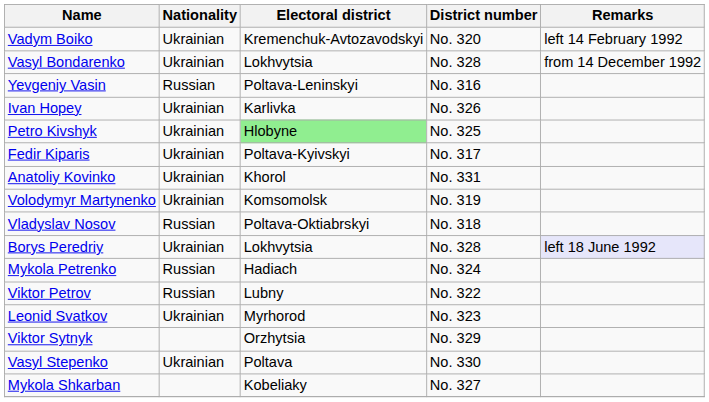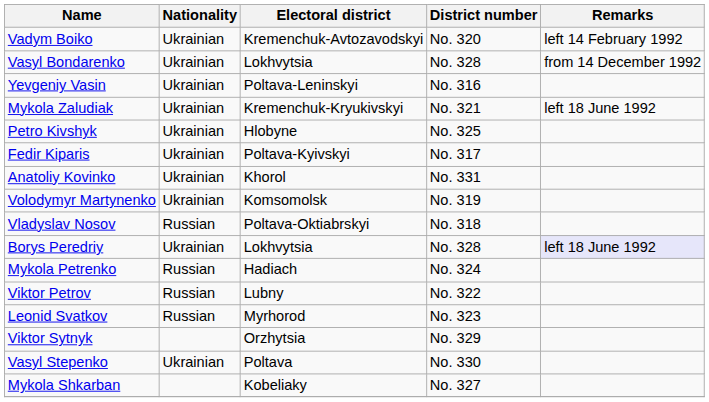(189, 85) Russian -> (193, 85) Ukrainian
- row: (45, 108)
+ row: (60, 108)
(270, 131) lightgreen background -> (270, 131) no background
(193, 316) Ukrainian -> (189, 316) Russian
